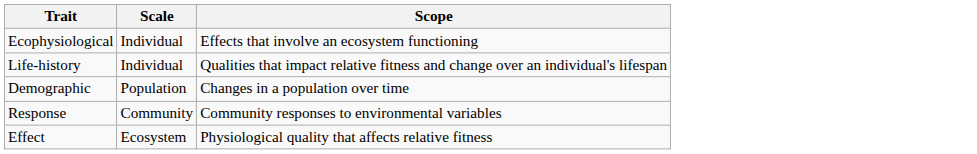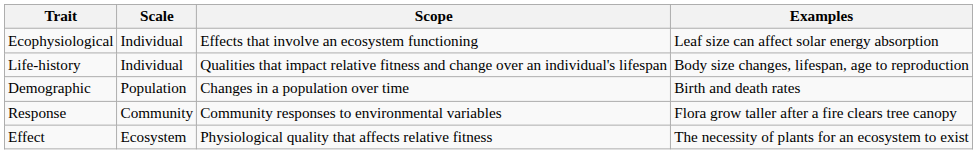+ column: (822, 16)
